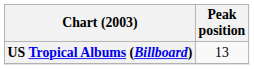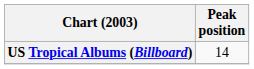(222, 52) 13 -> (222, 52) 14
